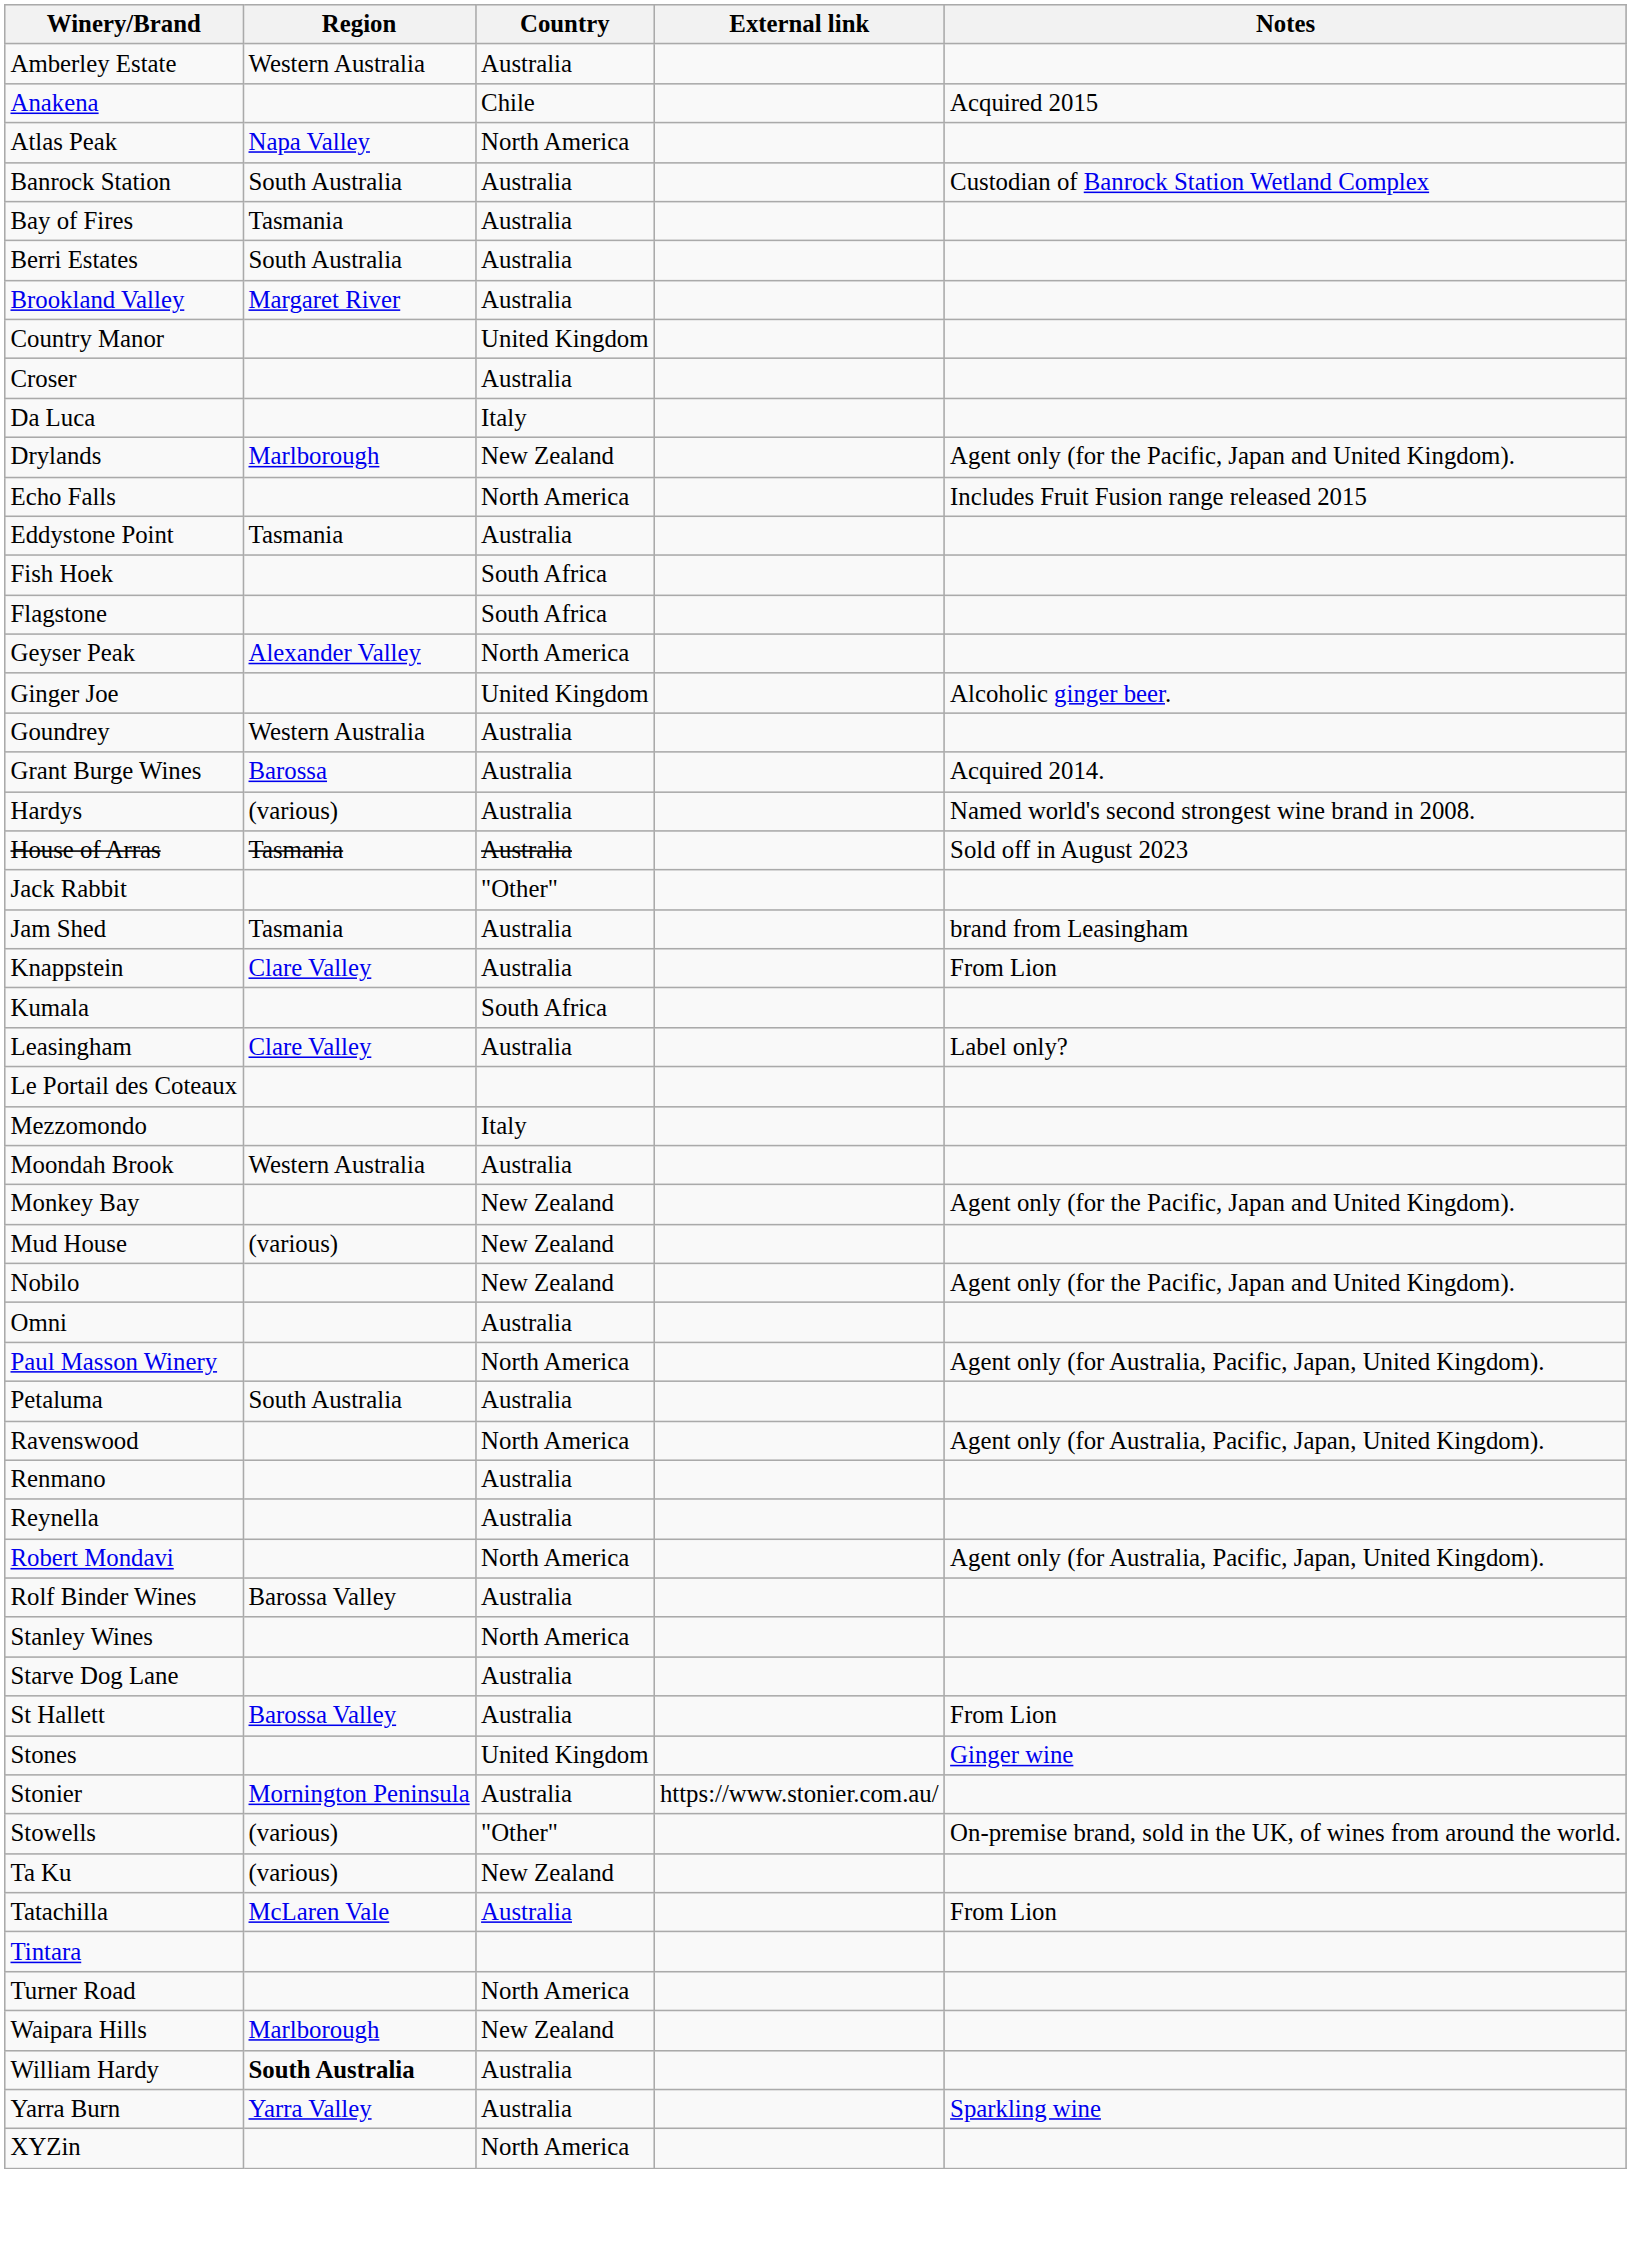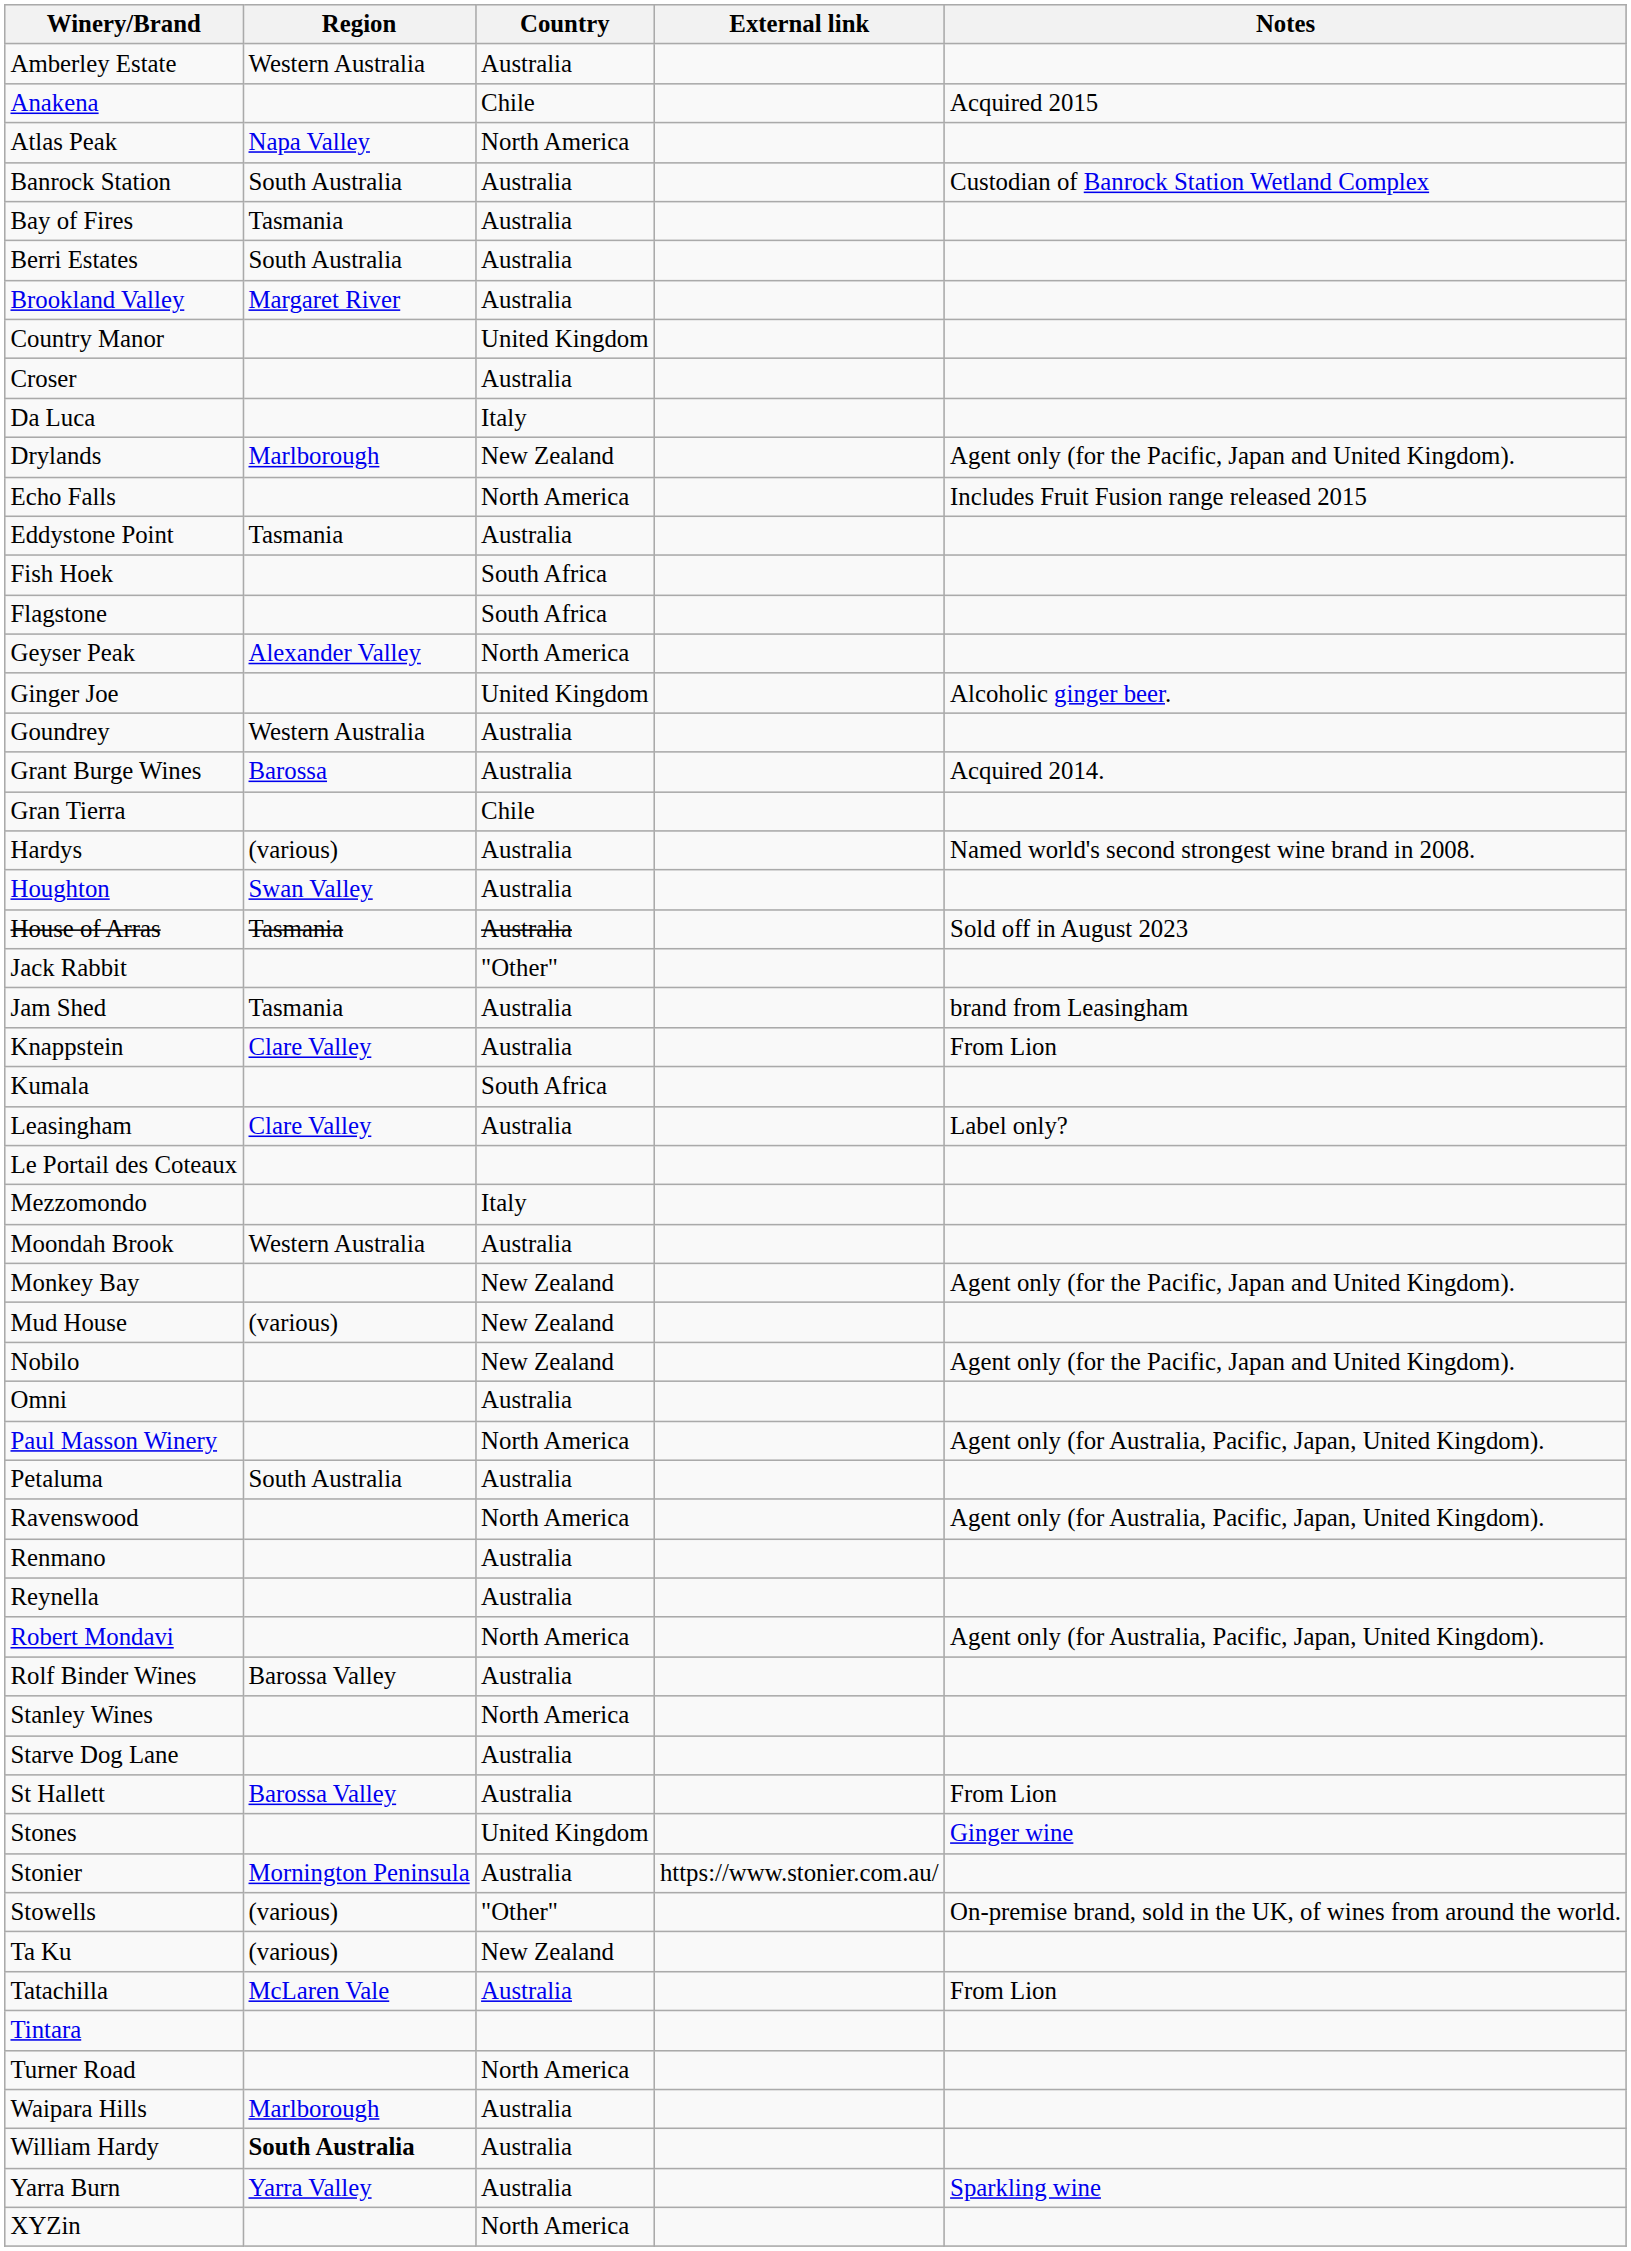+ row: (68, 810)
+ row: (60, 889)
(548, 2030) New Zealand -> (527, 2108) Australia
